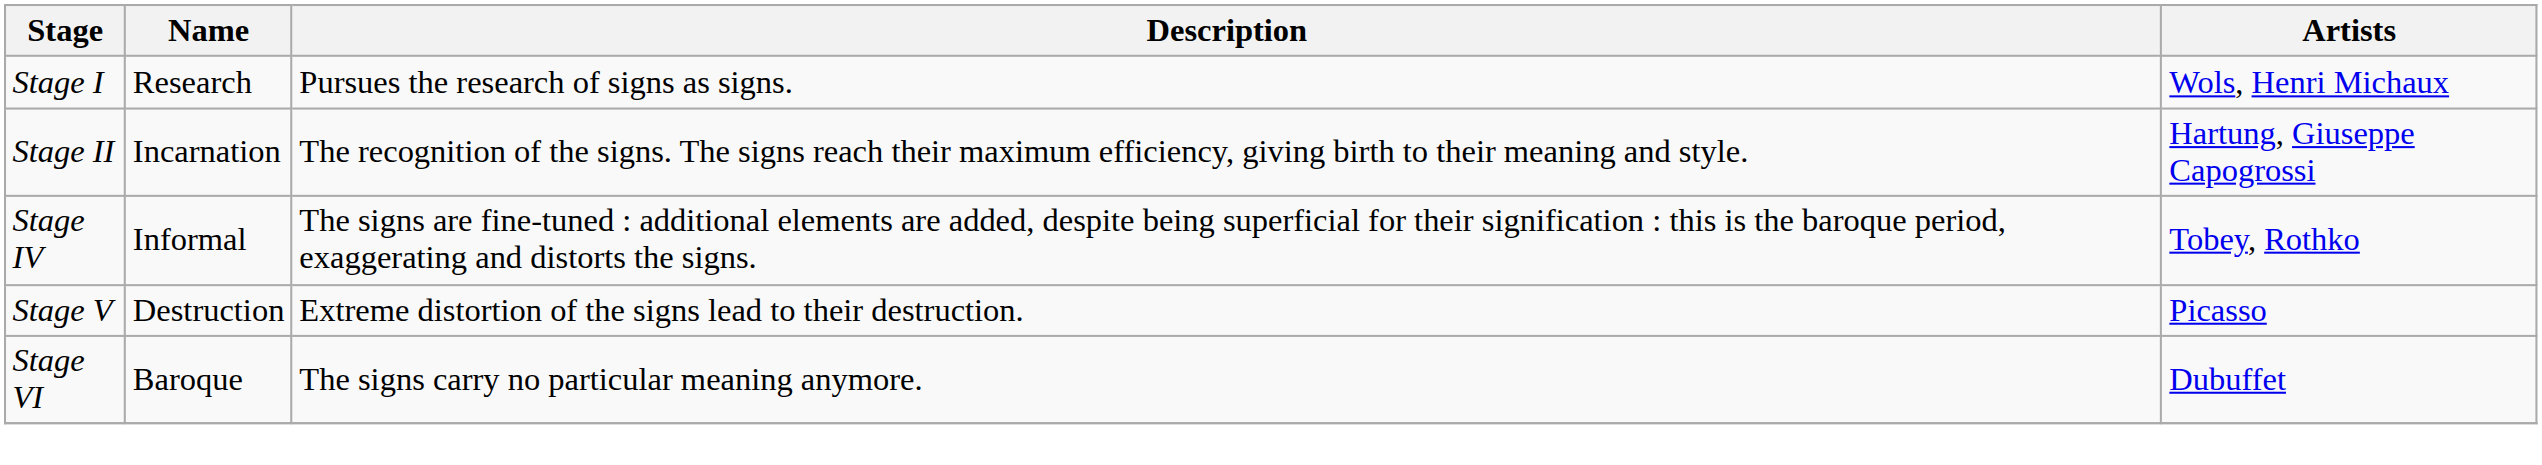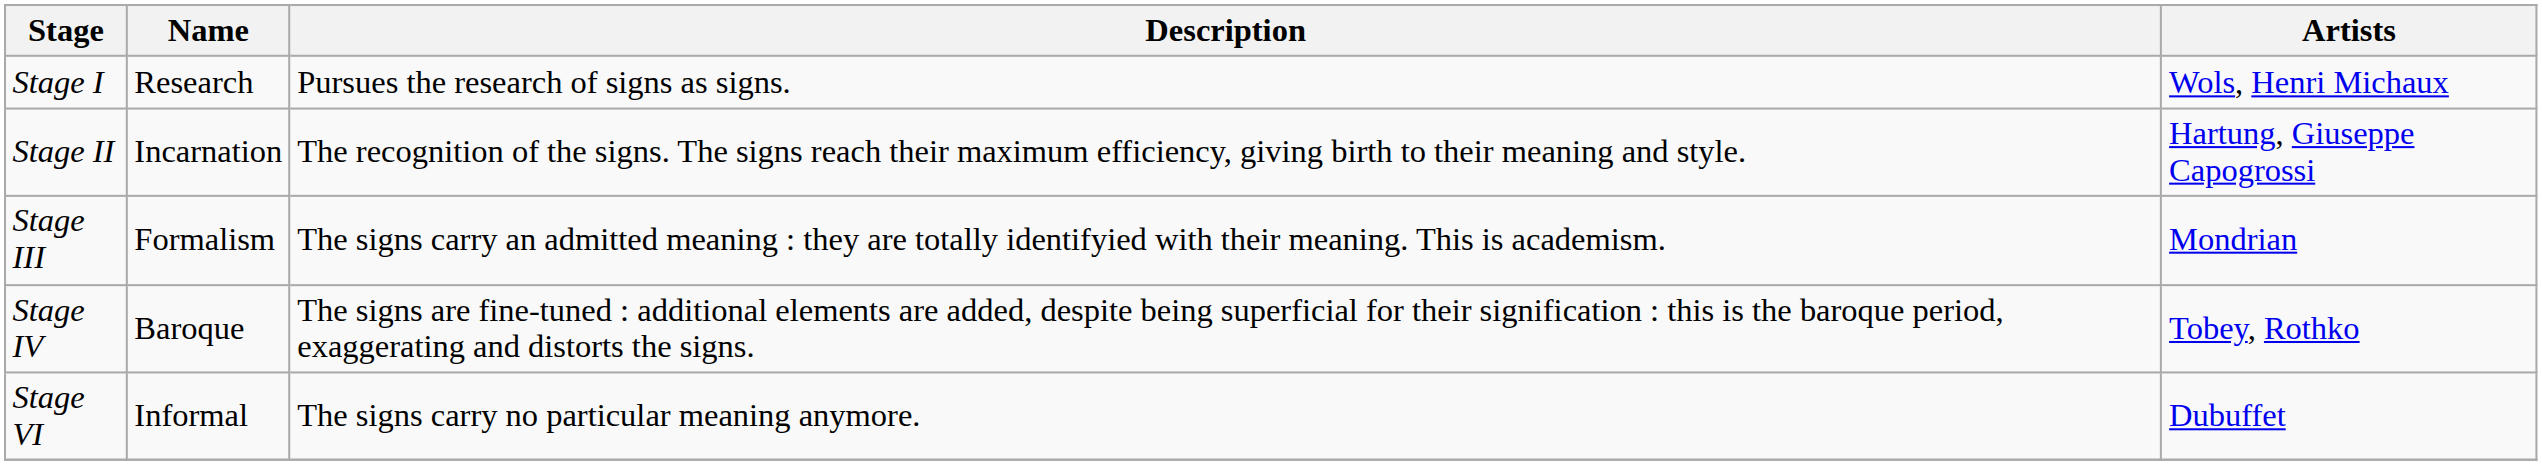+ row: (49, 239)
(190, 239) Informal -> (189, 327) Baroque
- row: (63, 309)
(188, 379) Baroque -> (191, 415) Informal
